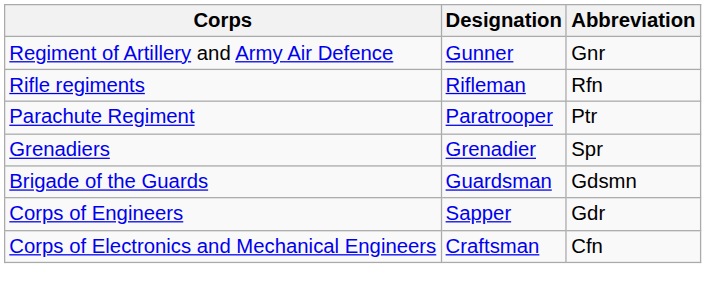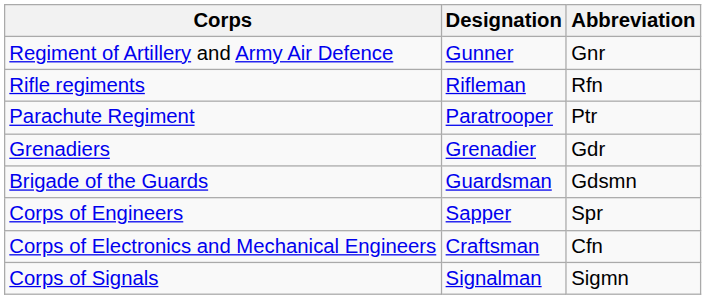(587, 149) Spr -> (588, 149) Gdr
(588, 213) Gdr -> (587, 213) Spr
+ row: (84, 278)
